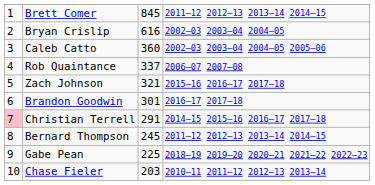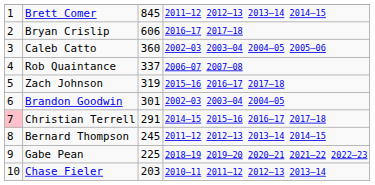(150, 31) 616 -> (150, 31) 606
(225, 31) 2002–03 2003–04 2004–05 -> (204, 31) 2016–17 2017–18
(150, 84) 321 -> (150, 84) 319
(204, 101) 2016–17 2017–18 -> (225, 101) 2002–03 2003–04 2004–05
